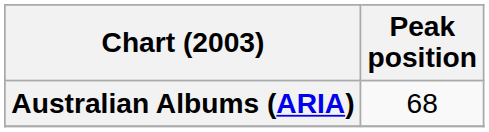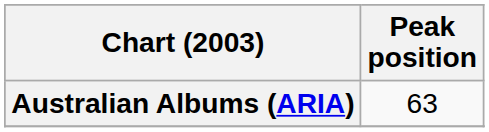(422, 103) 68 -> (422, 103) 63
